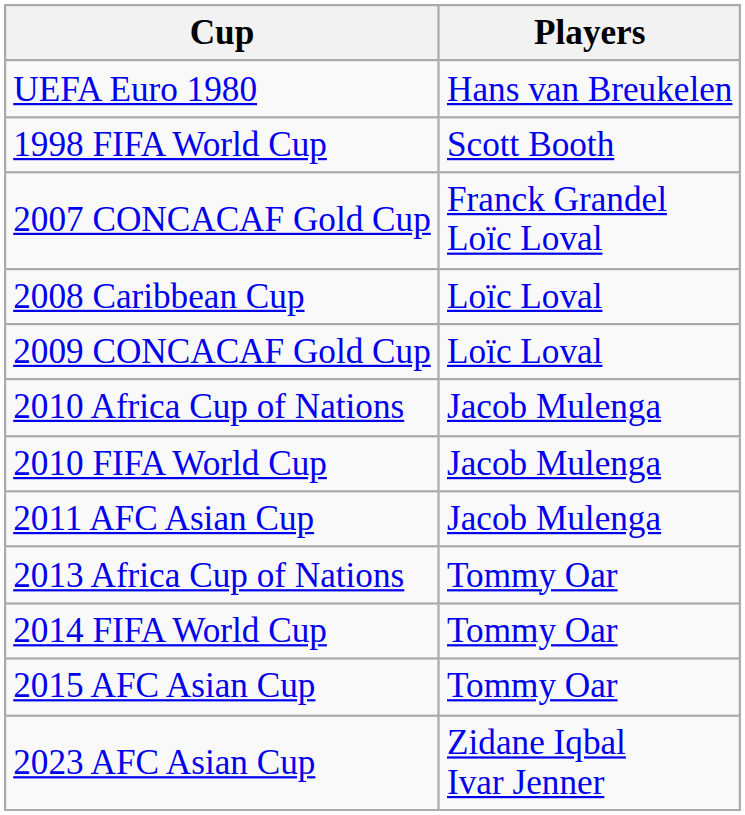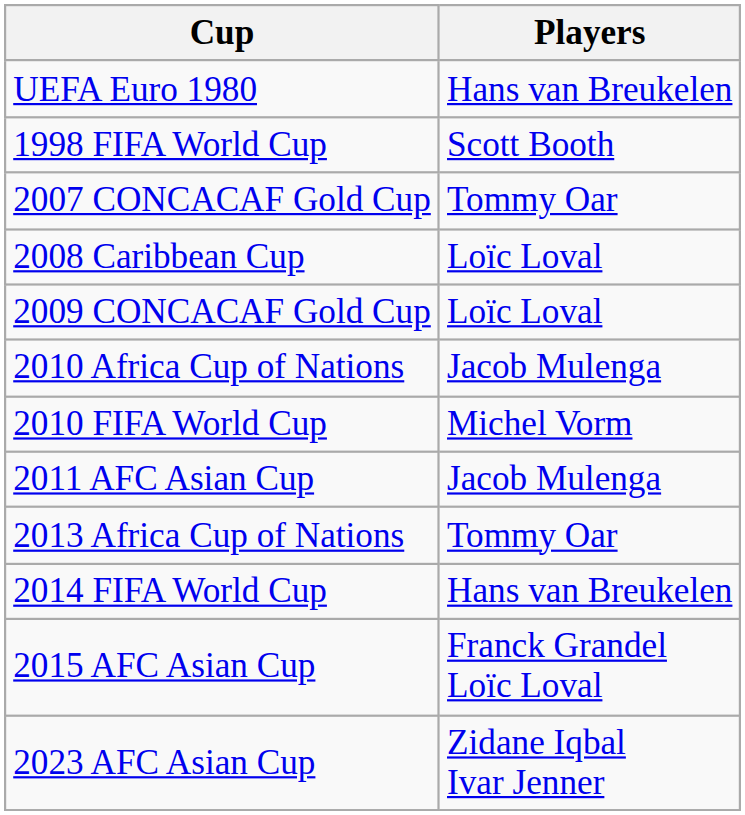(557, 219) Franck Grandel Loïc Loval -> (532, 199) Tommy Oar
(554, 462) Jacob Mulenga -> (540, 423) Michel Vorm
(532, 630) Tommy Oar -> (590, 590) Hans van Breukelen
(532, 686) Tommy Oar -> (557, 666) Franck Grandel Loïc Loval
